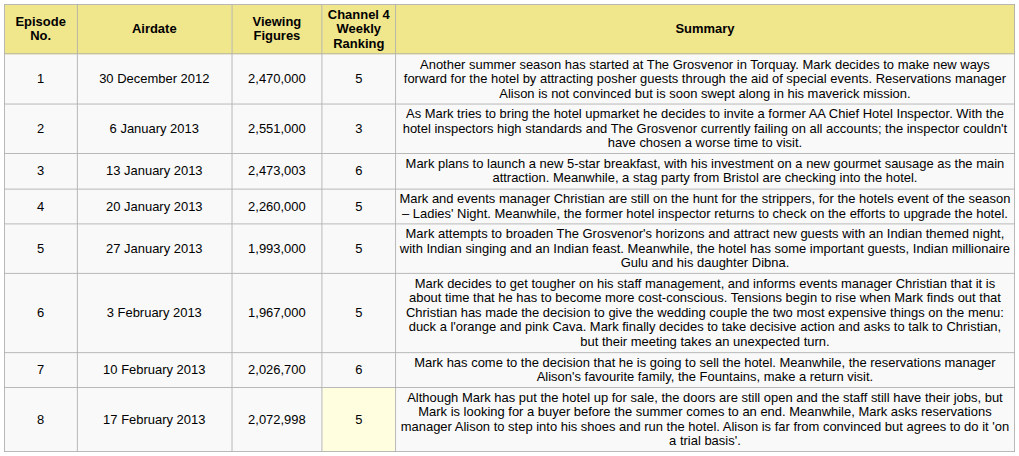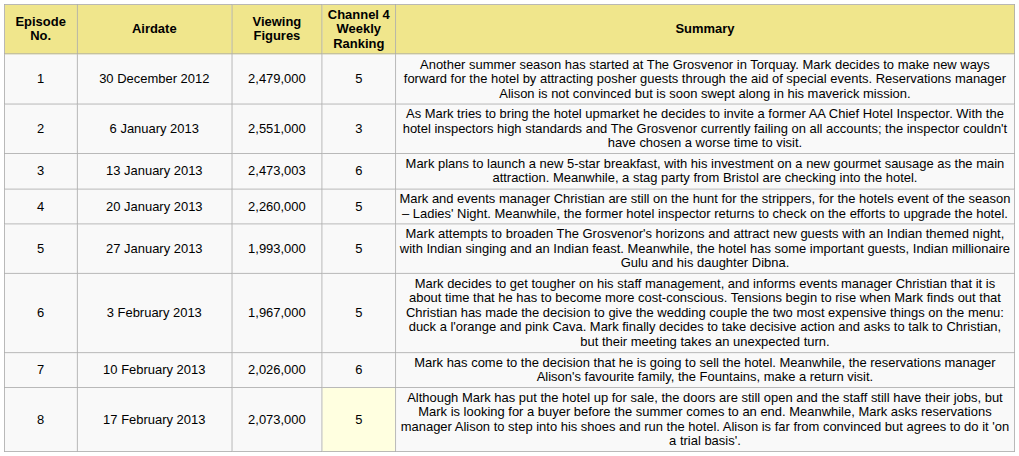(277, 79) 2,470,000 -> (277, 79) 2,479,000
(277, 370) 2,026,700 -> (277, 370) 2,026,000
(277, 419) 2,072,998 -> (277, 419) 2,073,000
